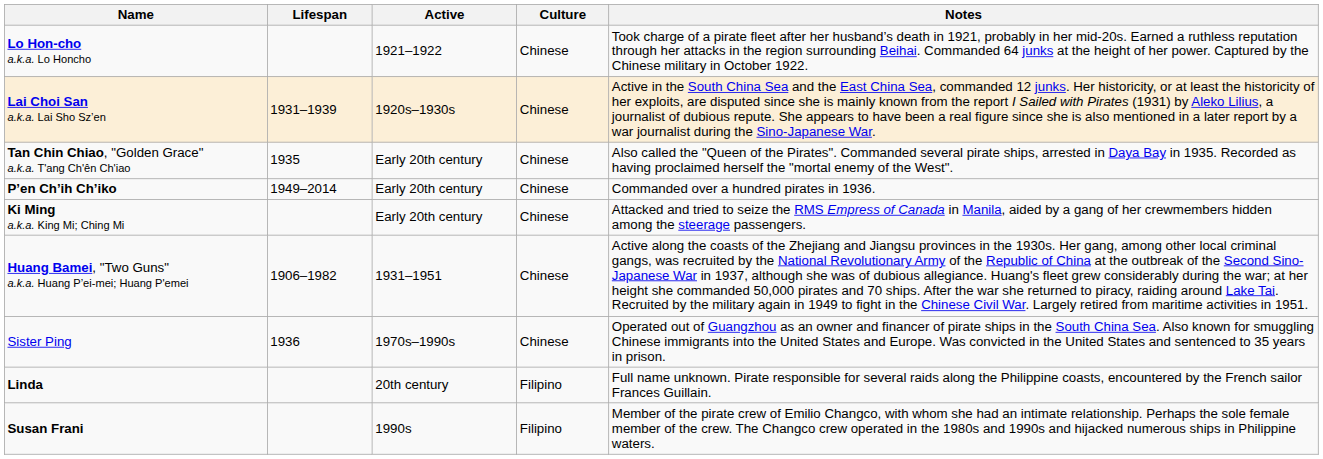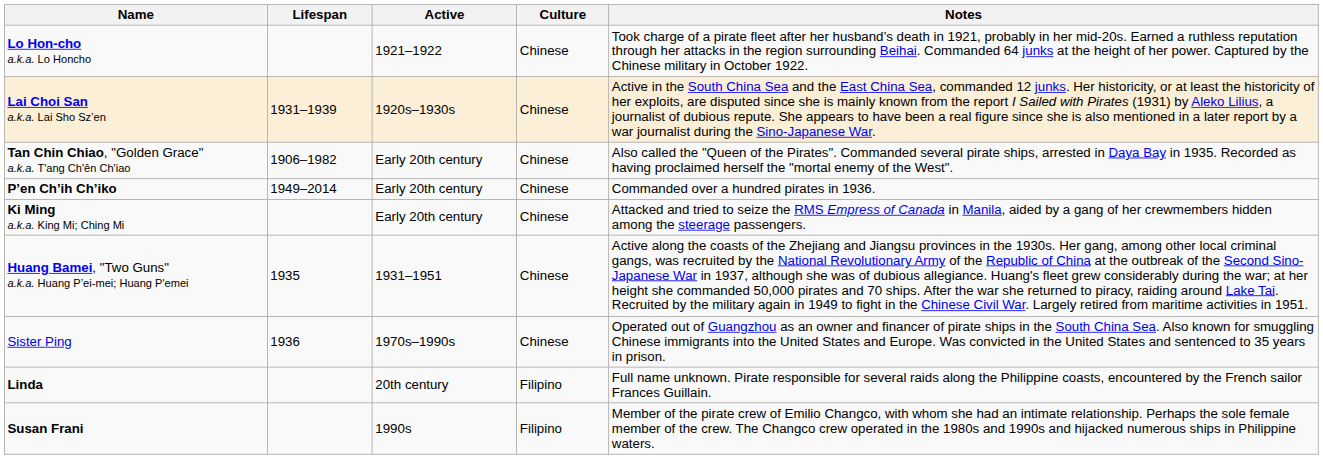(285, 160) 1935 -> (303, 160) 1906–1982
(303, 275) 1906–1982 -> (285, 275) 1935
